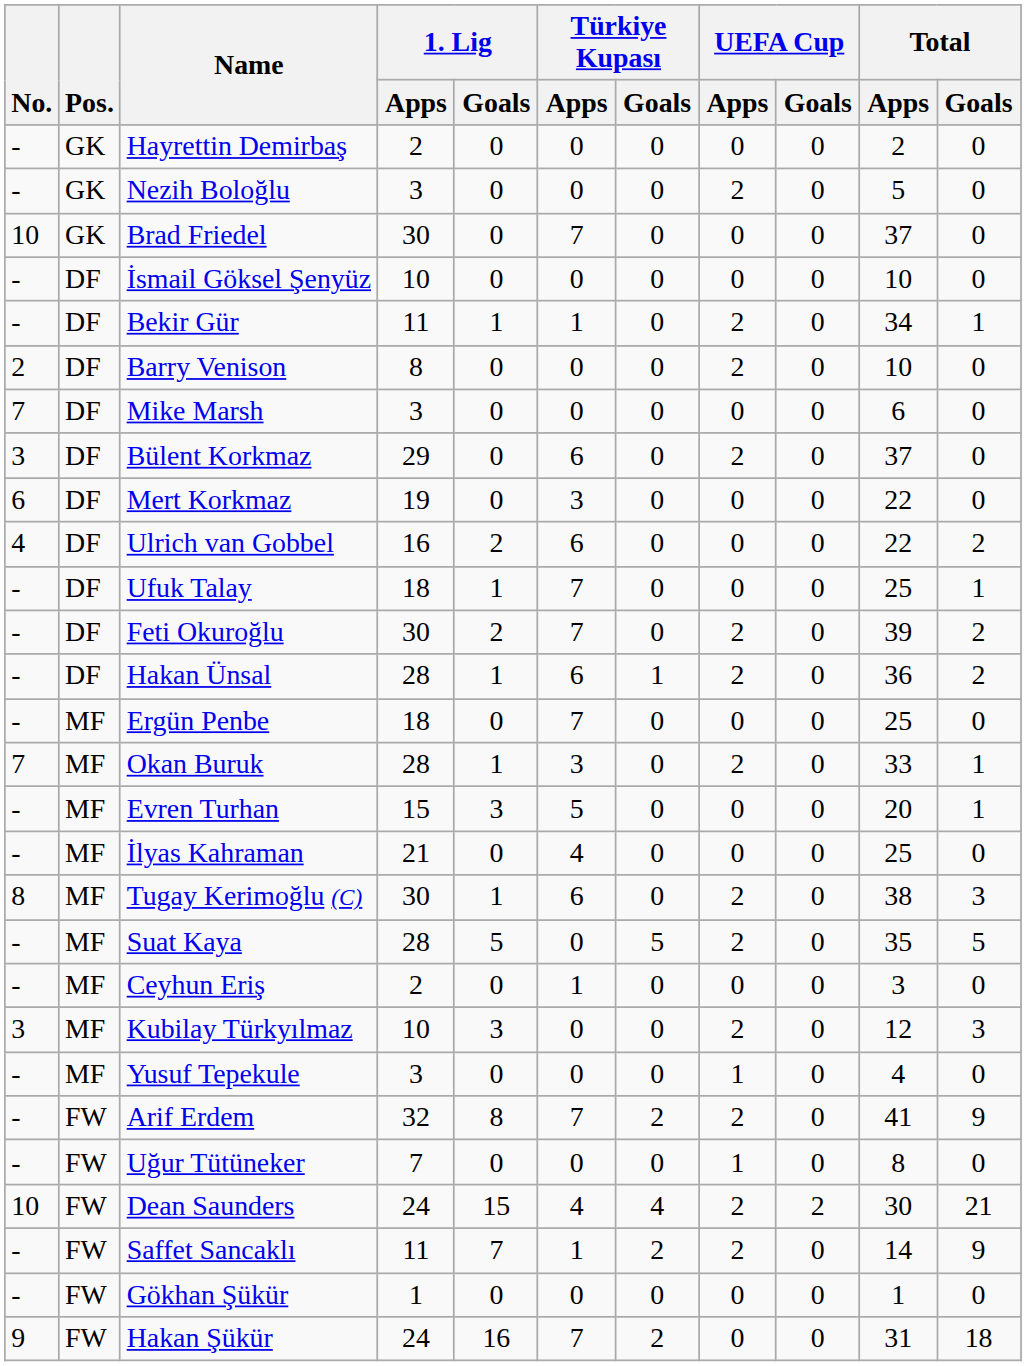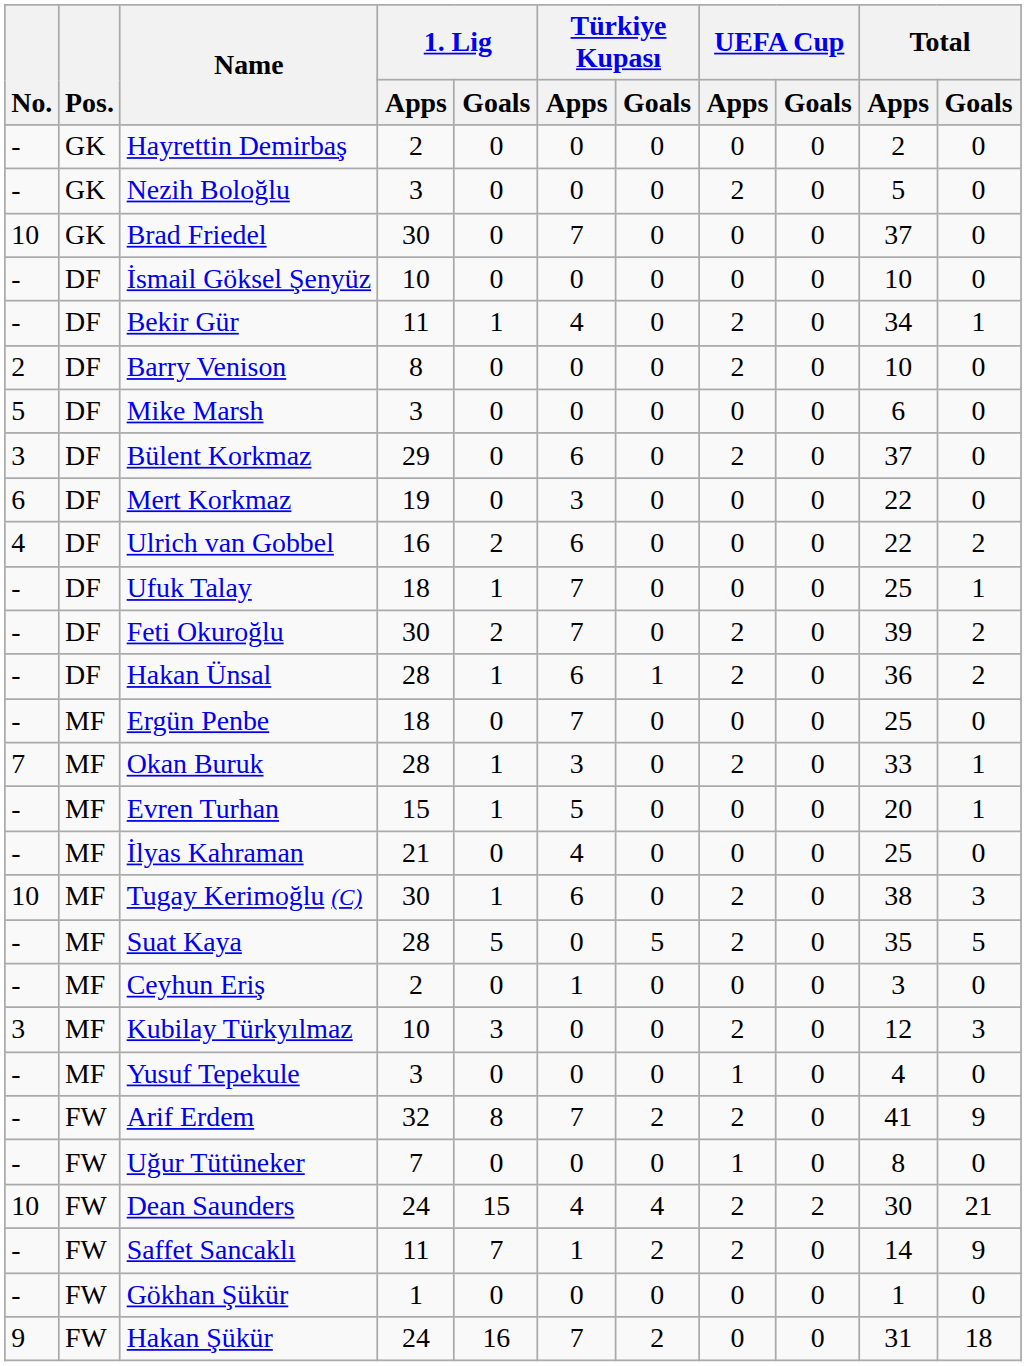(577, 322) 1 -> (577, 322) 4
(18, 411) 7 -> (18, 411) 5
(496, 808) 3 -> (496, 808) 1
(18, 896) 8 -> (25, 896) 10
